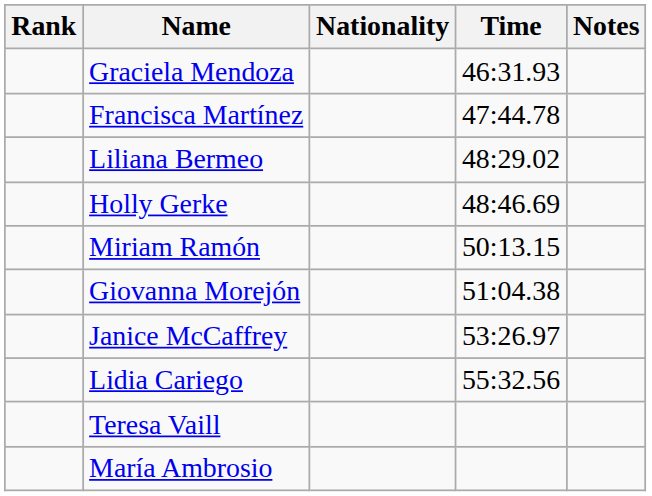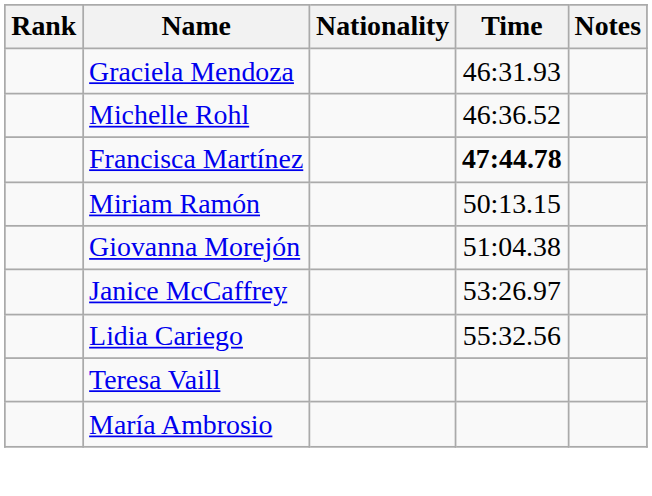+ row: (169, 114)
(511, 114) normal -> (512, 159) bold
- row: (176, 159)
- row: (158, 203)
